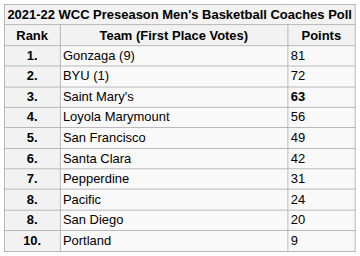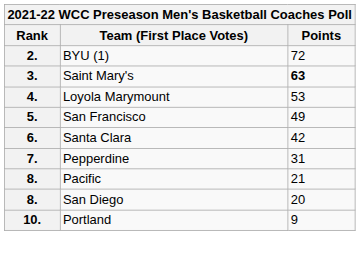- row: (32, 55)
(298, 117) 56 -> (298, 96) 53
(298, 199) 24 -> (298, 179) 21
